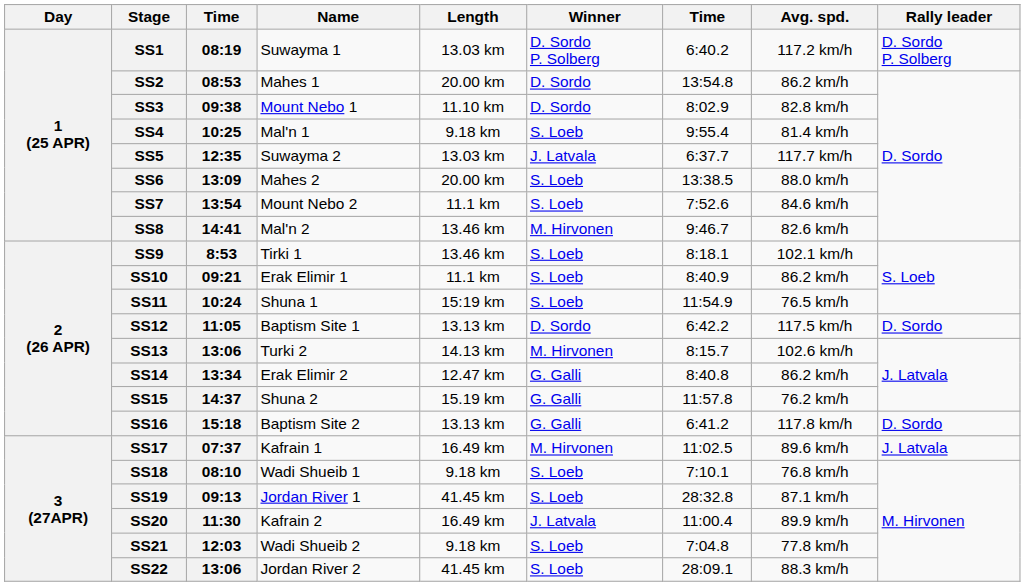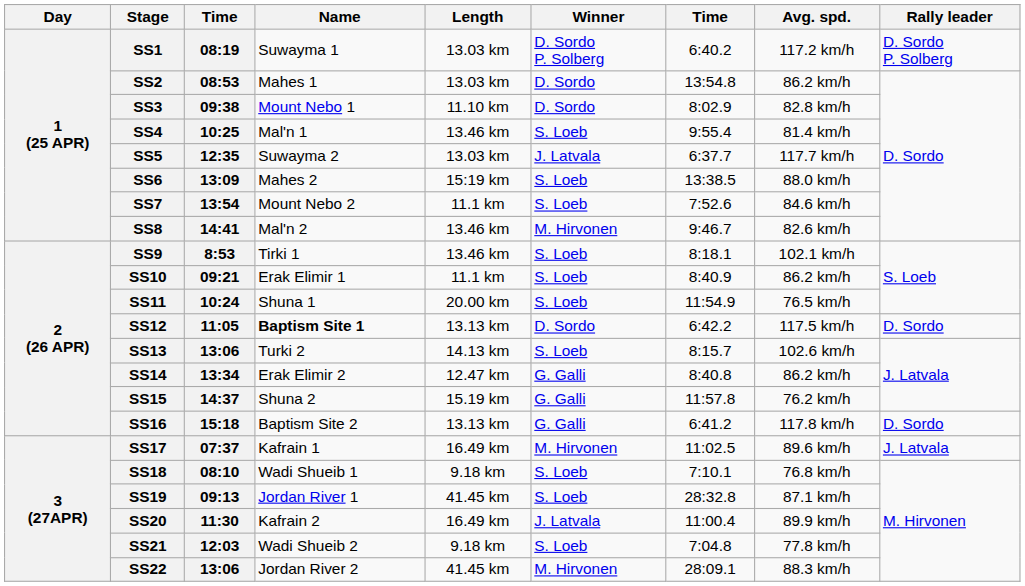(473, 83) 20.00 km -> (478, 83) 13.03 km
(473, 132) 9.18 km -> (478, 132) 13.46 km
(473, 180) 20.00 km -> (478, 180) 15:19 km
(473, 302) 15:19 km -> (478, 302) 20.00 km
(310, 326) normal -> (311, 326) bold
(571, 351) M. Hirvonen -> (561, 351) S. Loeb
(556, 570) S. Loeb -> (576, 570) M. Hirvonen
